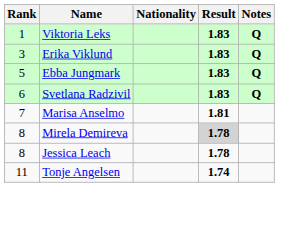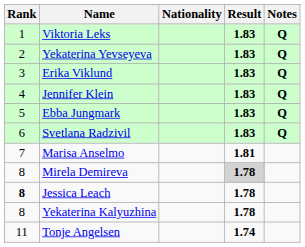+ row: (97, 53)
+ row: (78, 93)
(22, 152) normal -> (22, 192) bold
+ row: (99, 212)
